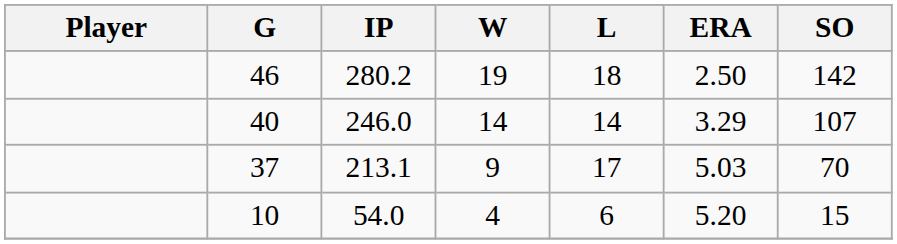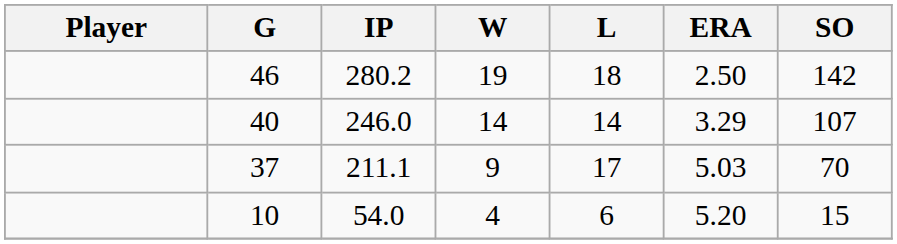(379, 167) 213.1 -> (379, 167) 211.1
